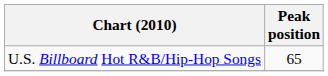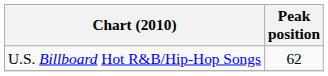(294, 58) 65 -> (294, 58) 62
